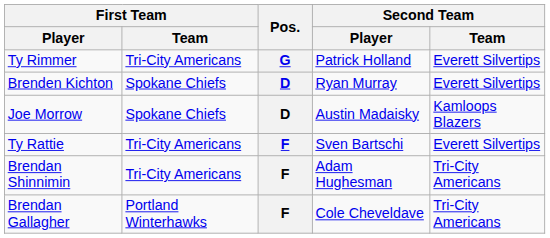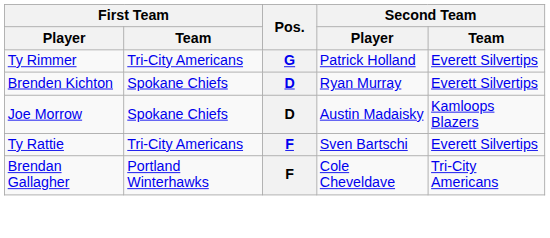- row: (39, 175)
